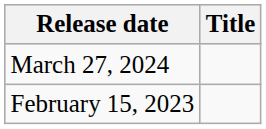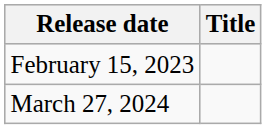rows swapped: (102, 103) <-> (90, 63)
